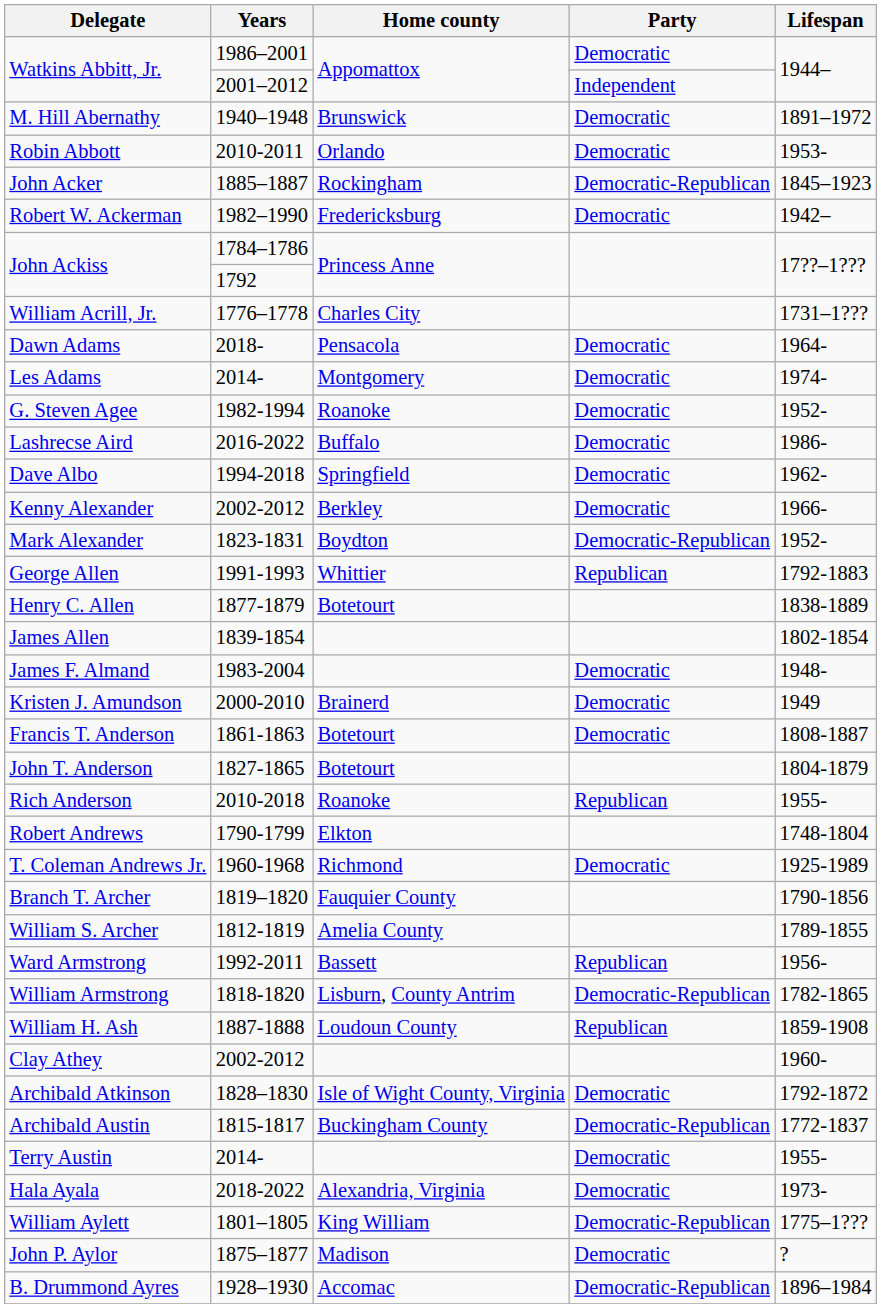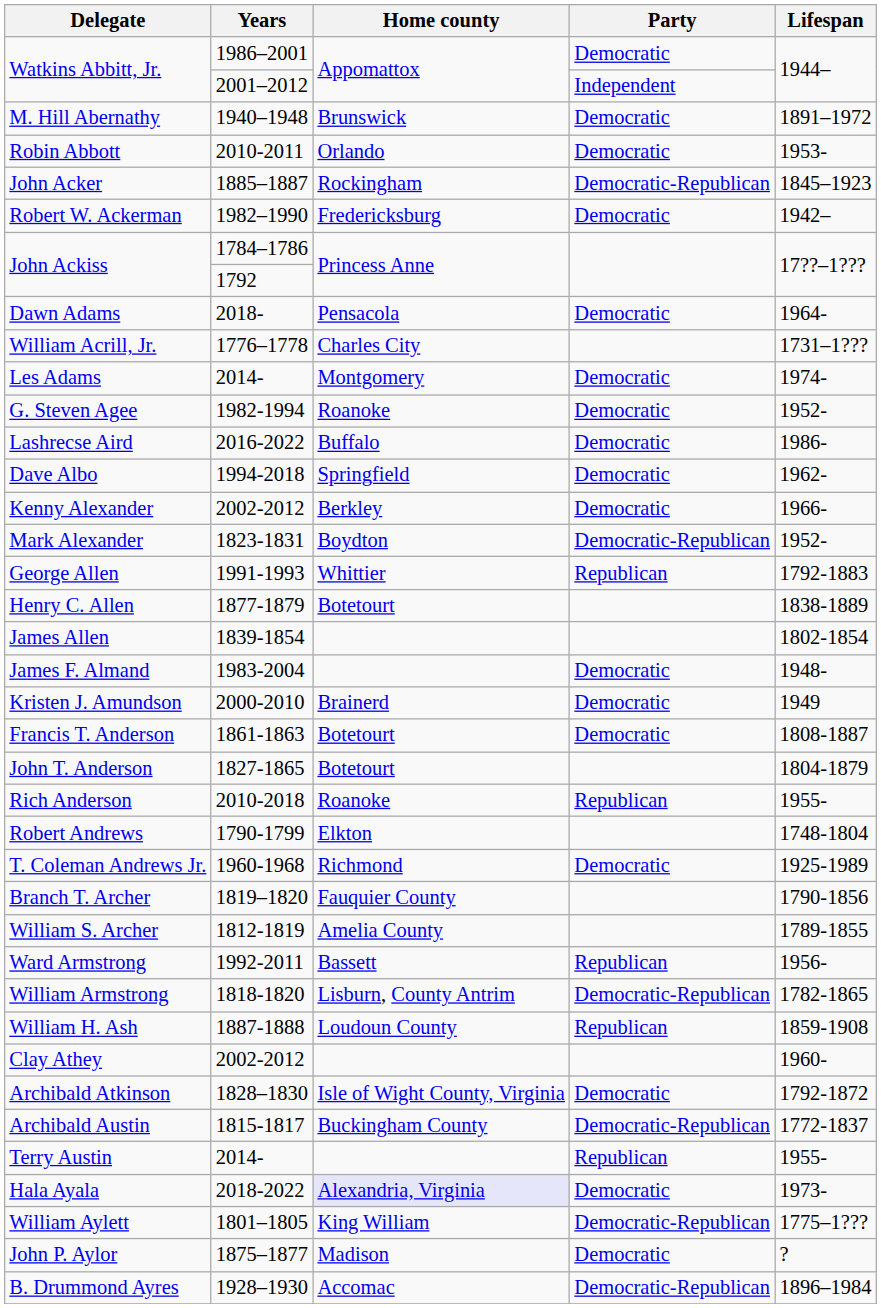rows swapped: (83, 313) <-> (65, 345)
(622, 1157) Democratic -> (621, 1157) Republican
(401, 1190) no background -> (401, 1190) lavender background
